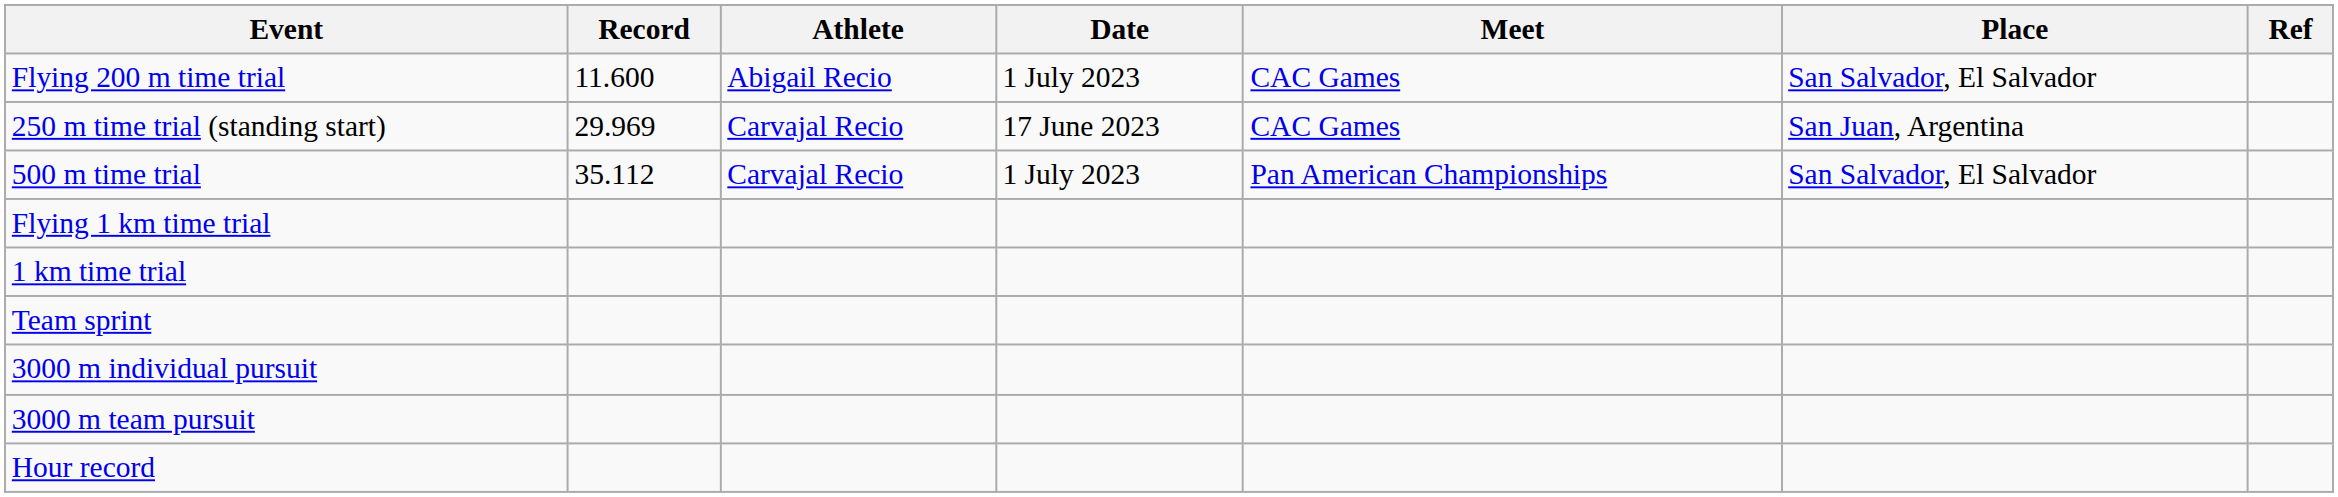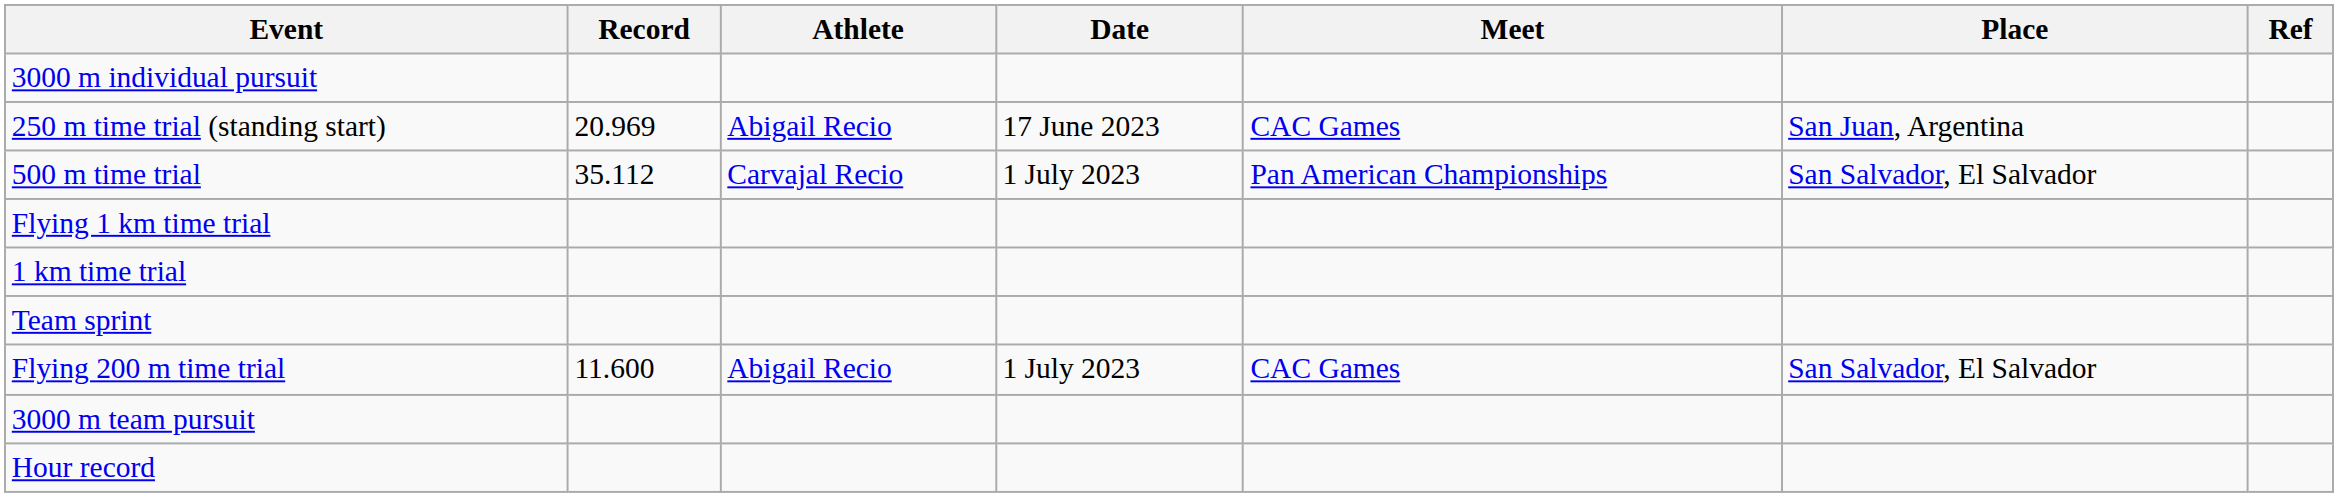rows swapped: (148, 77) <-> (164, 369)
(615, 126) 29.969 -> (615, 126) 20.969
(815, 126) Carvajal Recio -> (810, 126) Abigail Recio
